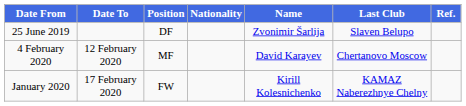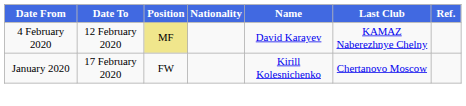- row: (41, 31)
(166, 55) no background -> (166, 37) khaki background
(382, 55) Chertanovo Moscow -> (382, 37) KAMAZ Naberezhnye Chelny
(382, 86) KAMAZ Naberezhnye Chelny -> (382, 68) Chertanovo Moscow
